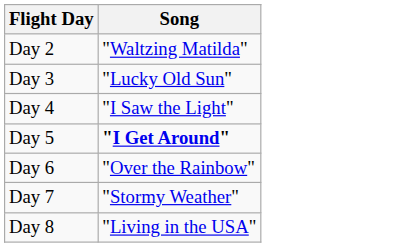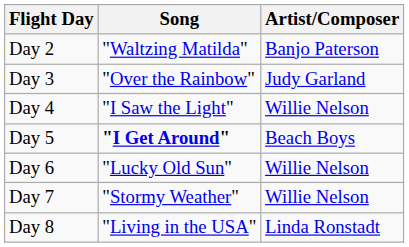+ column: (332, 19)
(167, 78) "Lucky Old Sun" -> (179, 78) "Over the Rainbow"
(179, 167) "Over the Rainbow" -> (167, 167) "Lucky Old Sun"
